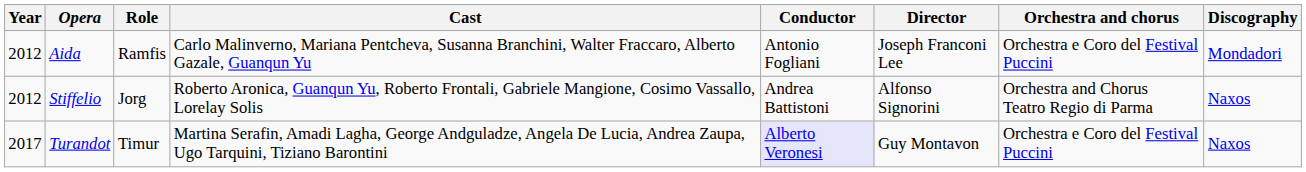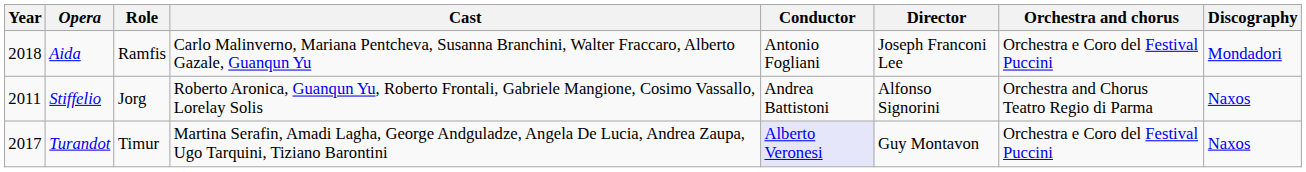(25, 53) 2012 -> (25, 53) 2018
(25, 98) 2012 -> (25, 98) 2011
